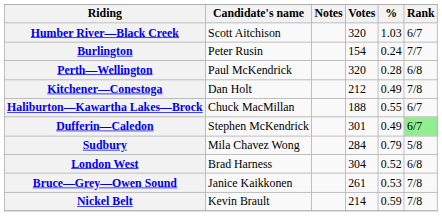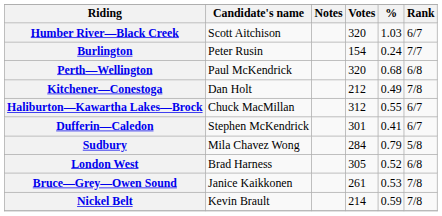(391, 70) 0.28 -> (391, 70) 0.68
(357, 107) 188 -> (357, 107) 312
(391, 126) 0.49 -> (391, 126) 0.41
(415, 126) lightgreen background -> (415, 126) no background
(357, 164) 304 -> (357, 164) 305
